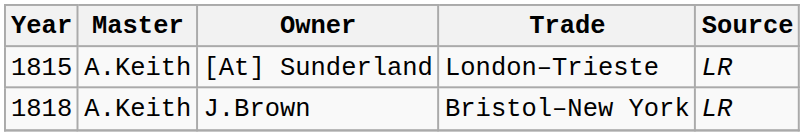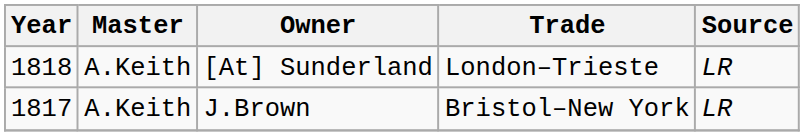(42, 67) 1815 -> (42, 67) 1818
(42, 109) 1818 -> (42, 109) 1817
